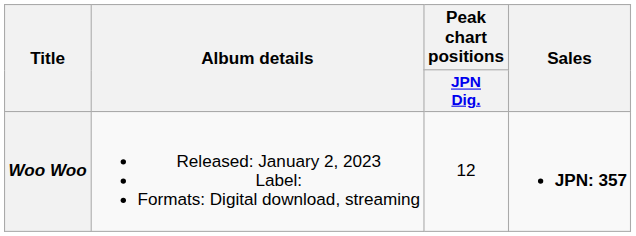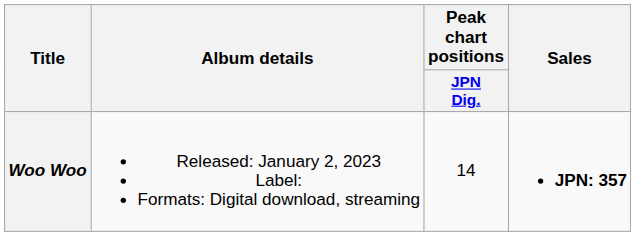(466, 171) 12 -> (466, 171) 14
